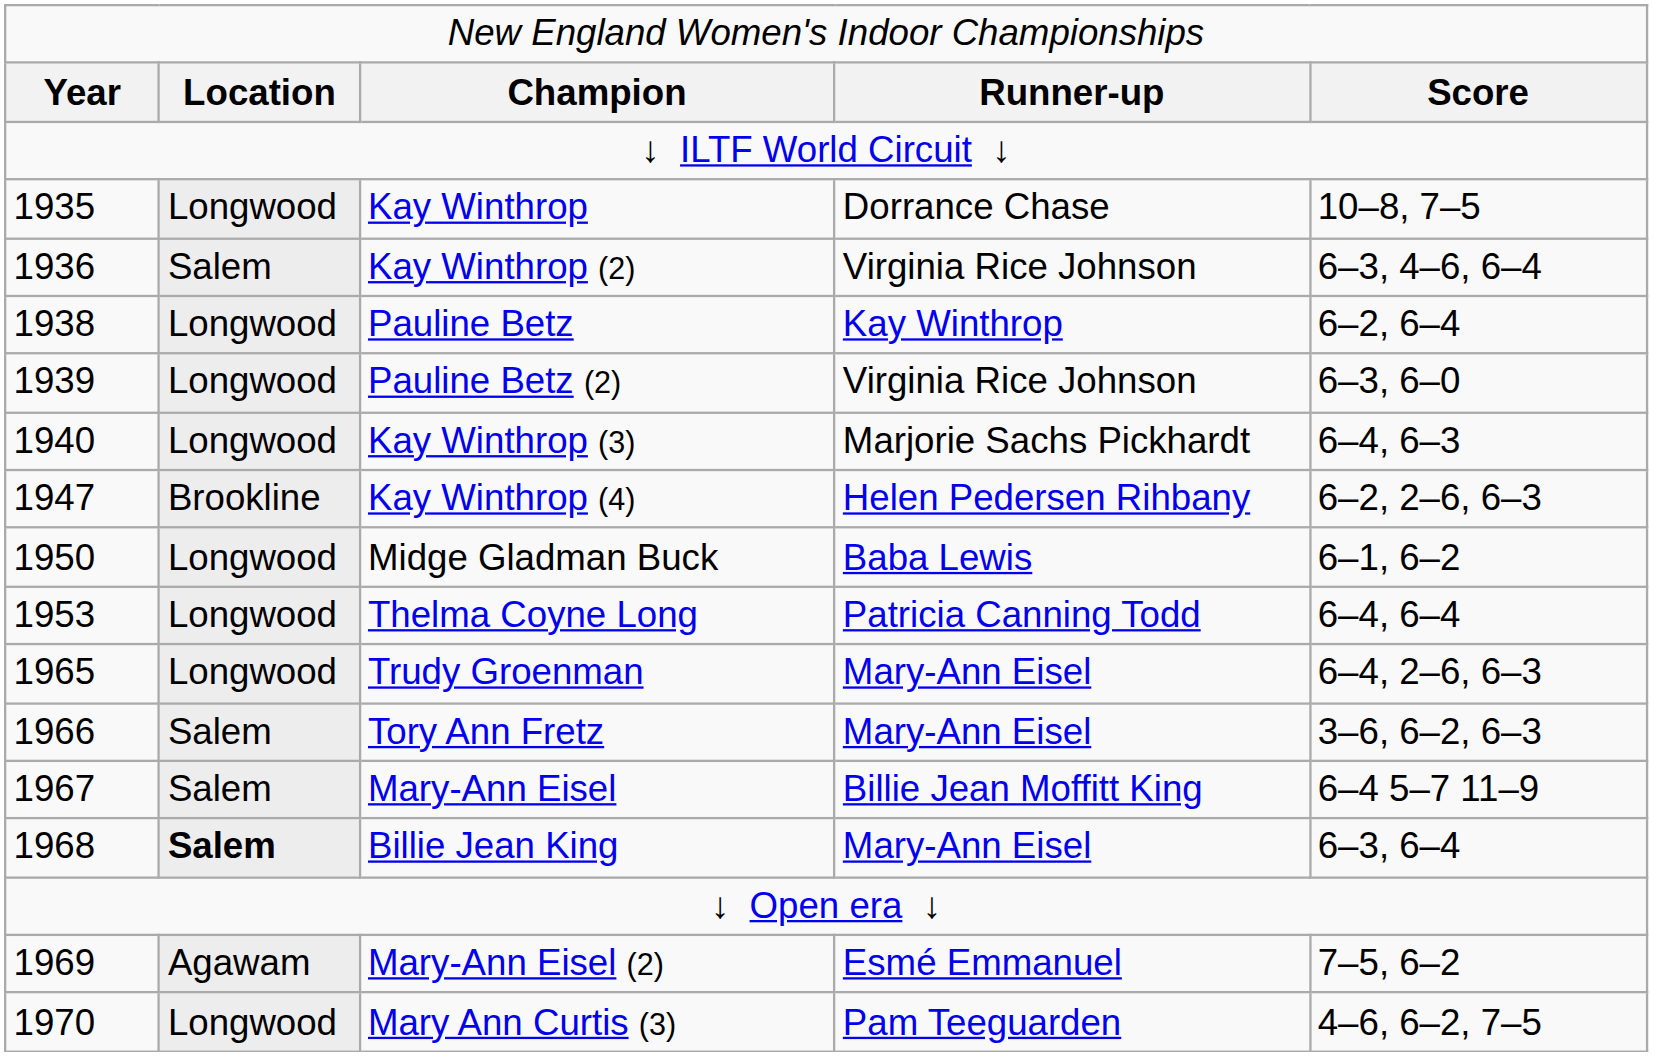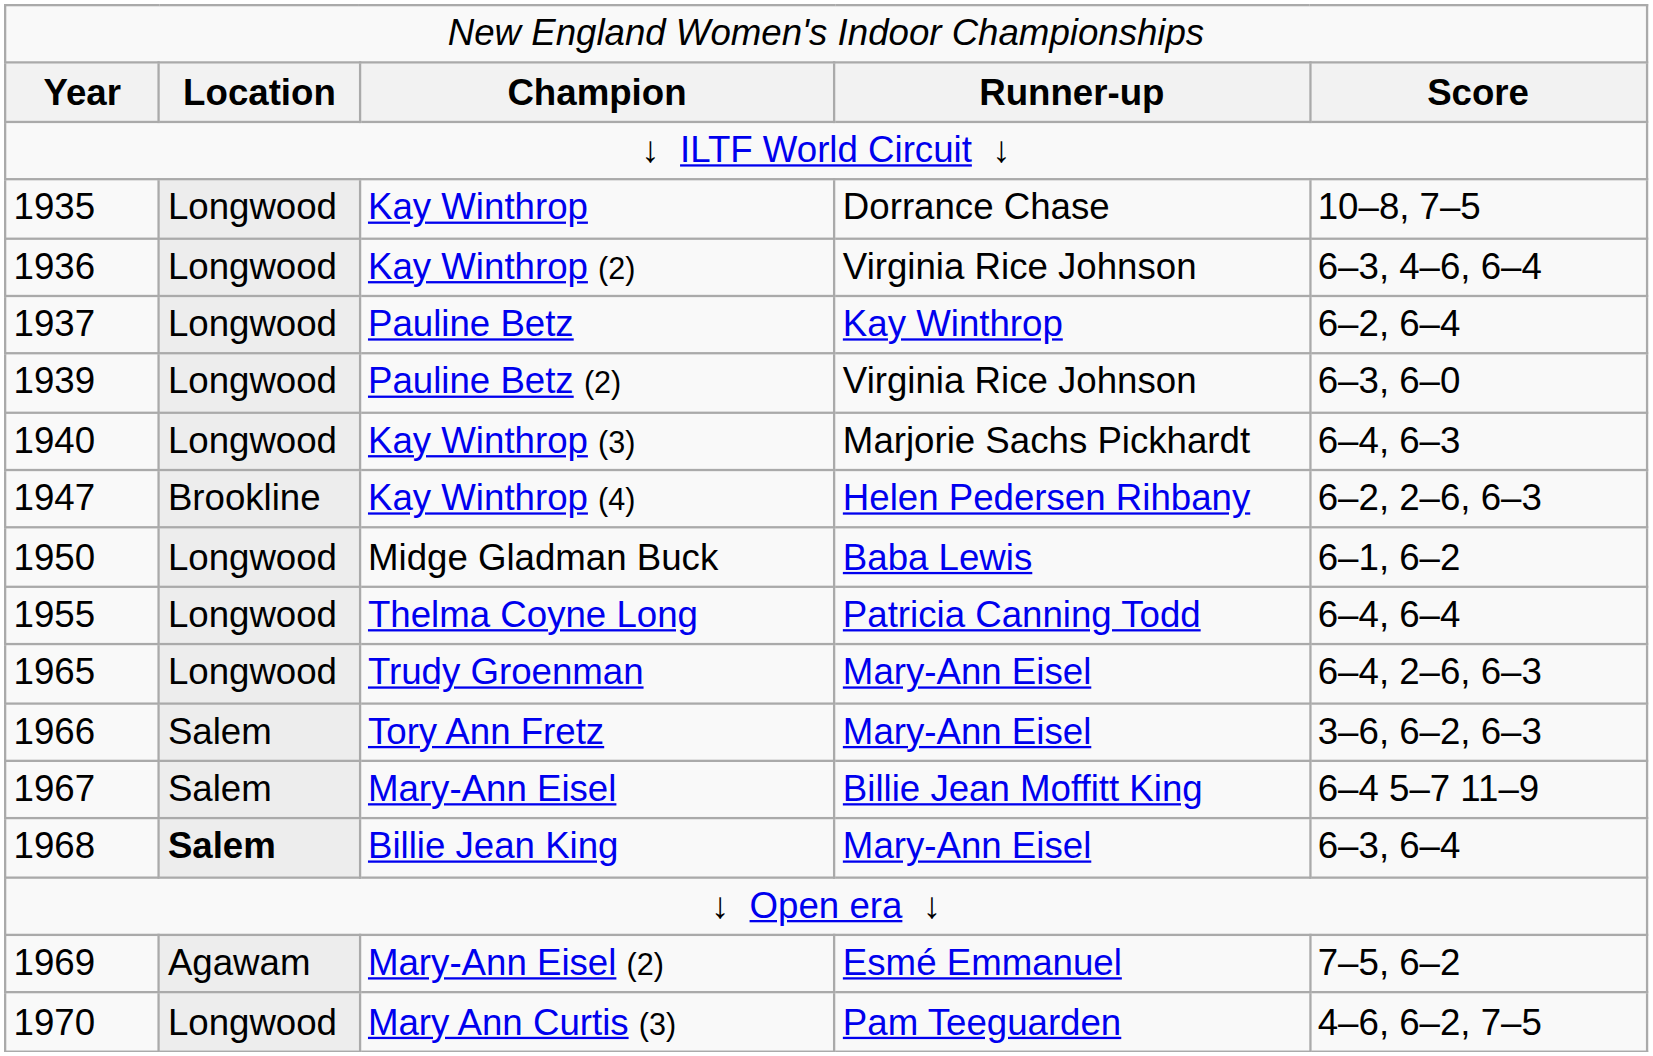(220, 265) Salem -> (252, 265) Longwood
(54, 324) 1938 -> (54, 324) 1937
(54, 614) 1953 -> (54, 614) 1955
